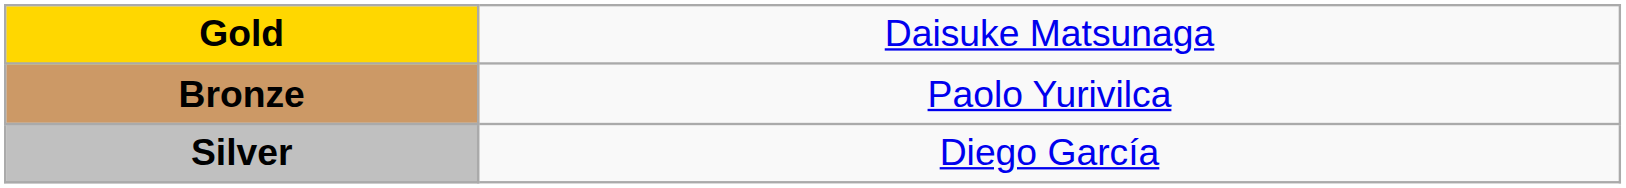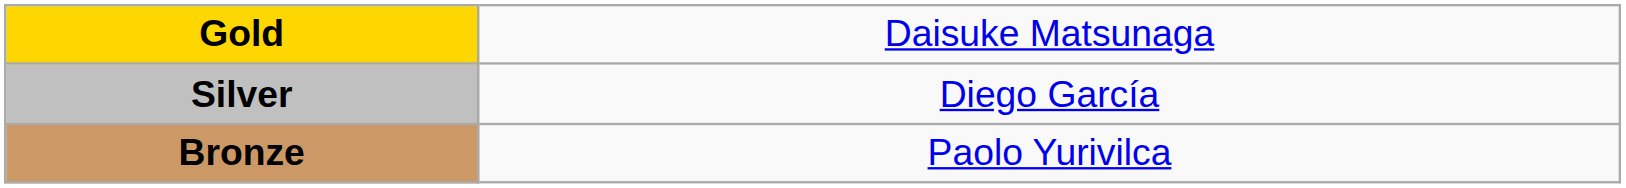rows swapped: (242, 152) <-> (242, 93)
